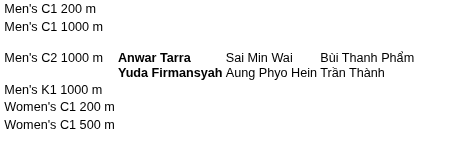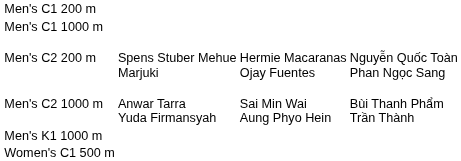+ row: (50, 58)
(170, 65) bold -> (167, 111) normal
- row: (60, 107)
